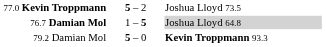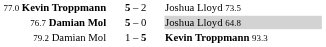(136, 22) 1 – 5 -> (136, 22) 5 – 0
(136, 37) 5 – 0 -> (136, 37) 1 – 5
